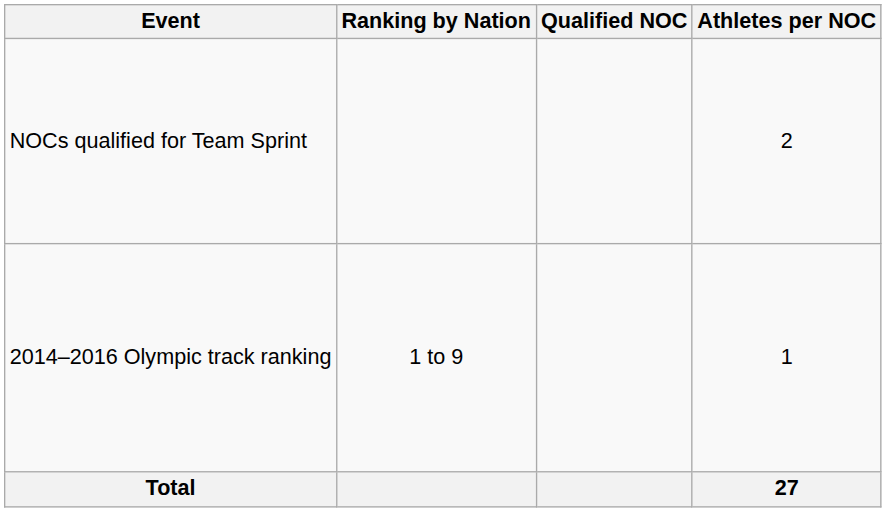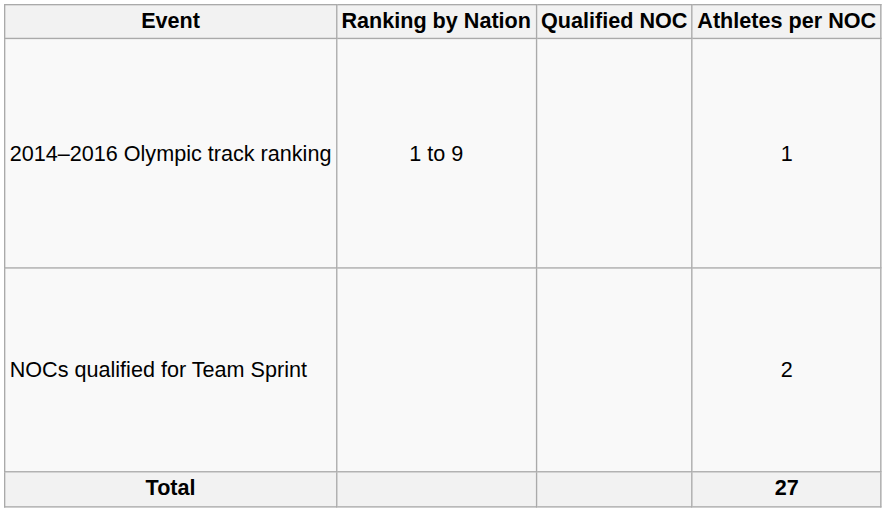rows swapped: (171, 357) <-> (158, 140)
